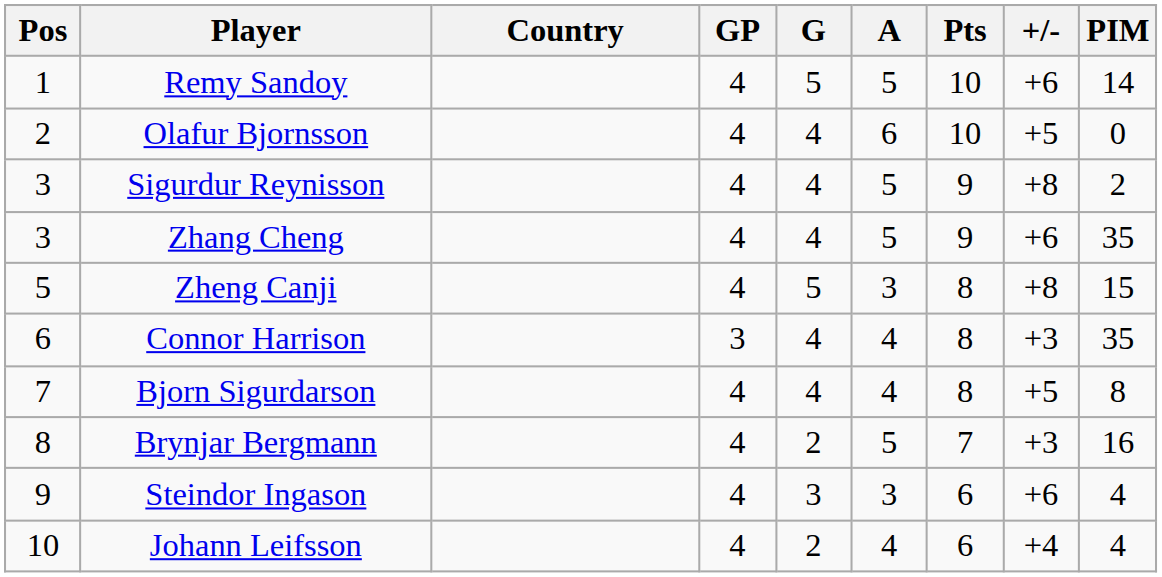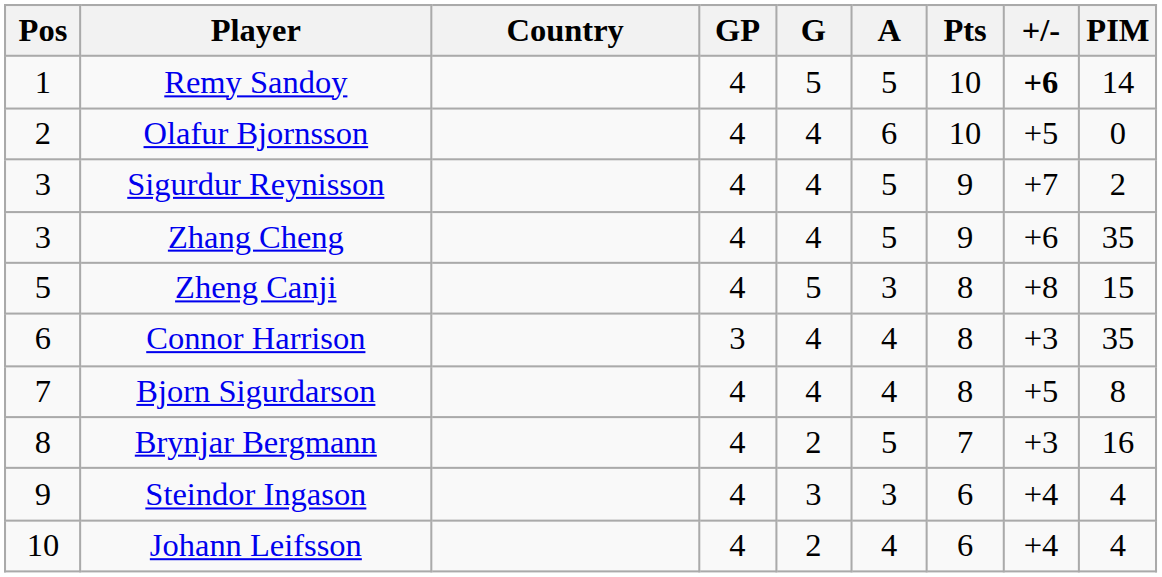(1041, 81) normal -> (1041, 81) bold
(1041, 184) +8 -> (1041, 184) +7
(1041, 493) +6 -> (1041, 493) +4
